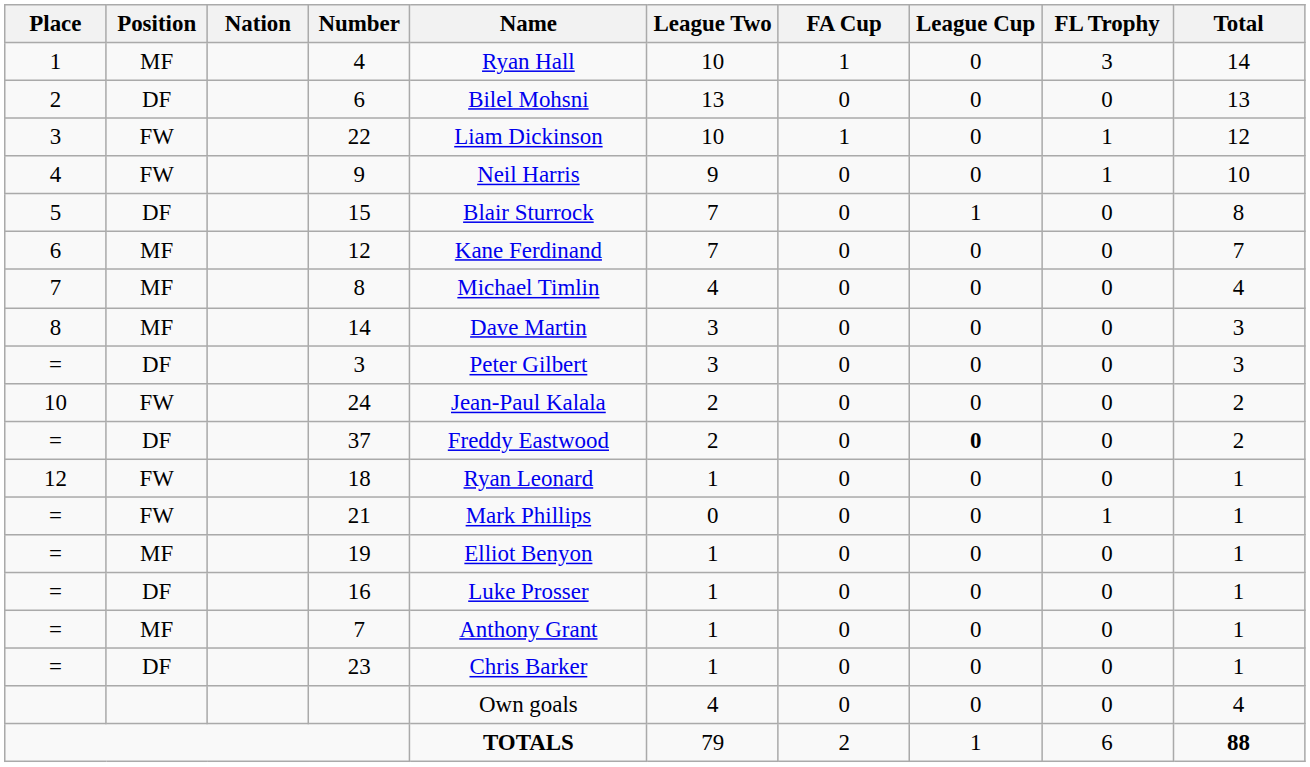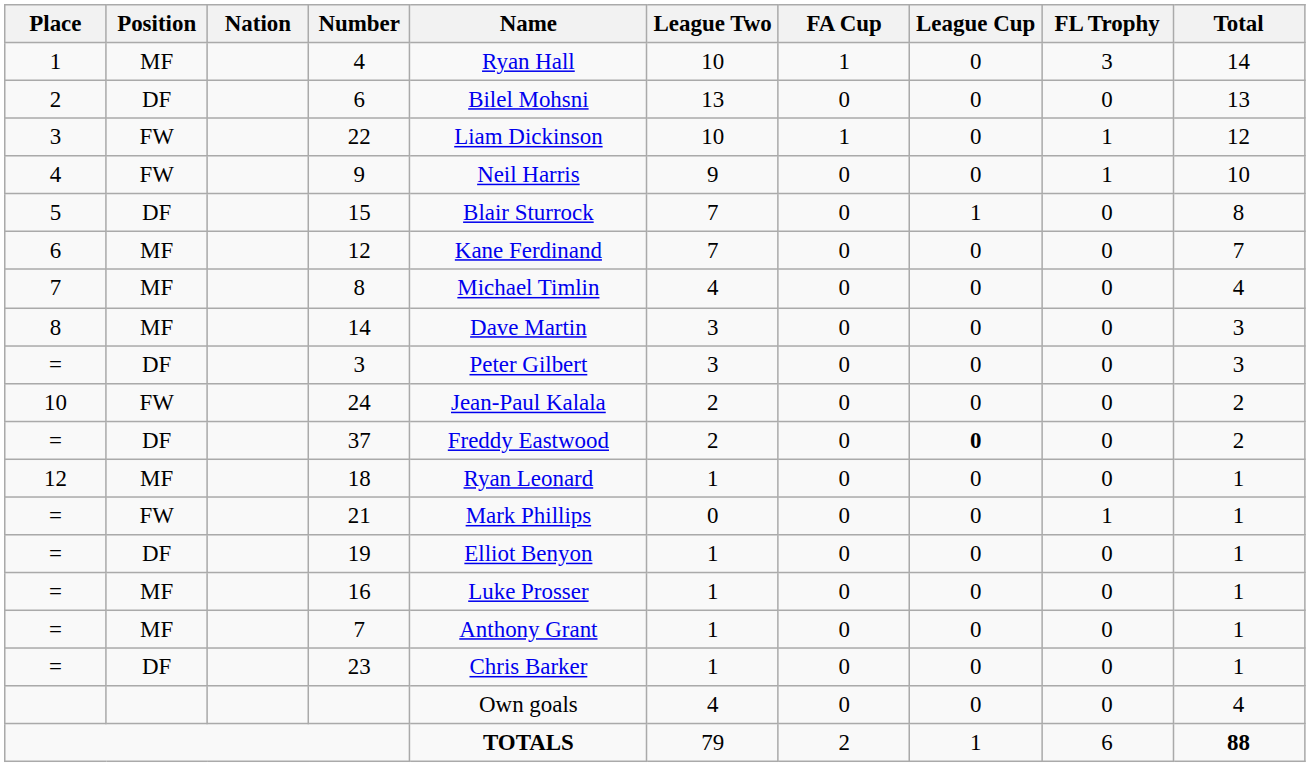(157, 477) FW -> (157, 477) MF
(157, 553) MF -> (157, 553) DF
(157, 591) DF -> (157, 591) MF
